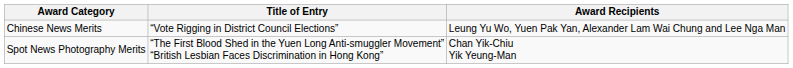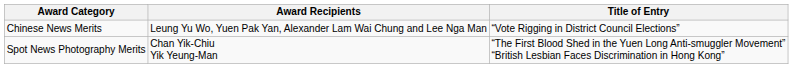columns swapped: (297, 12) <-> (617, 12)
